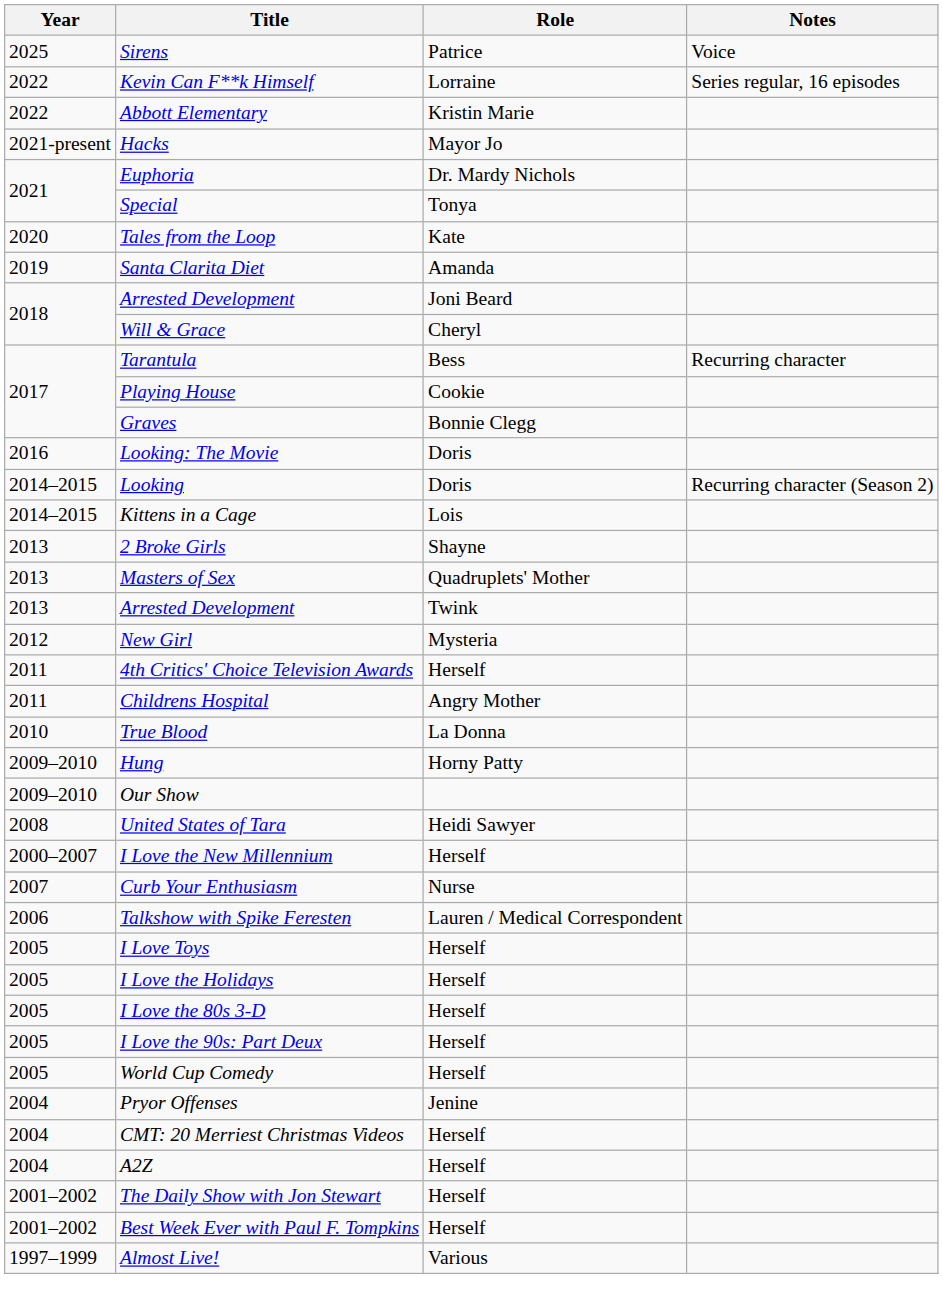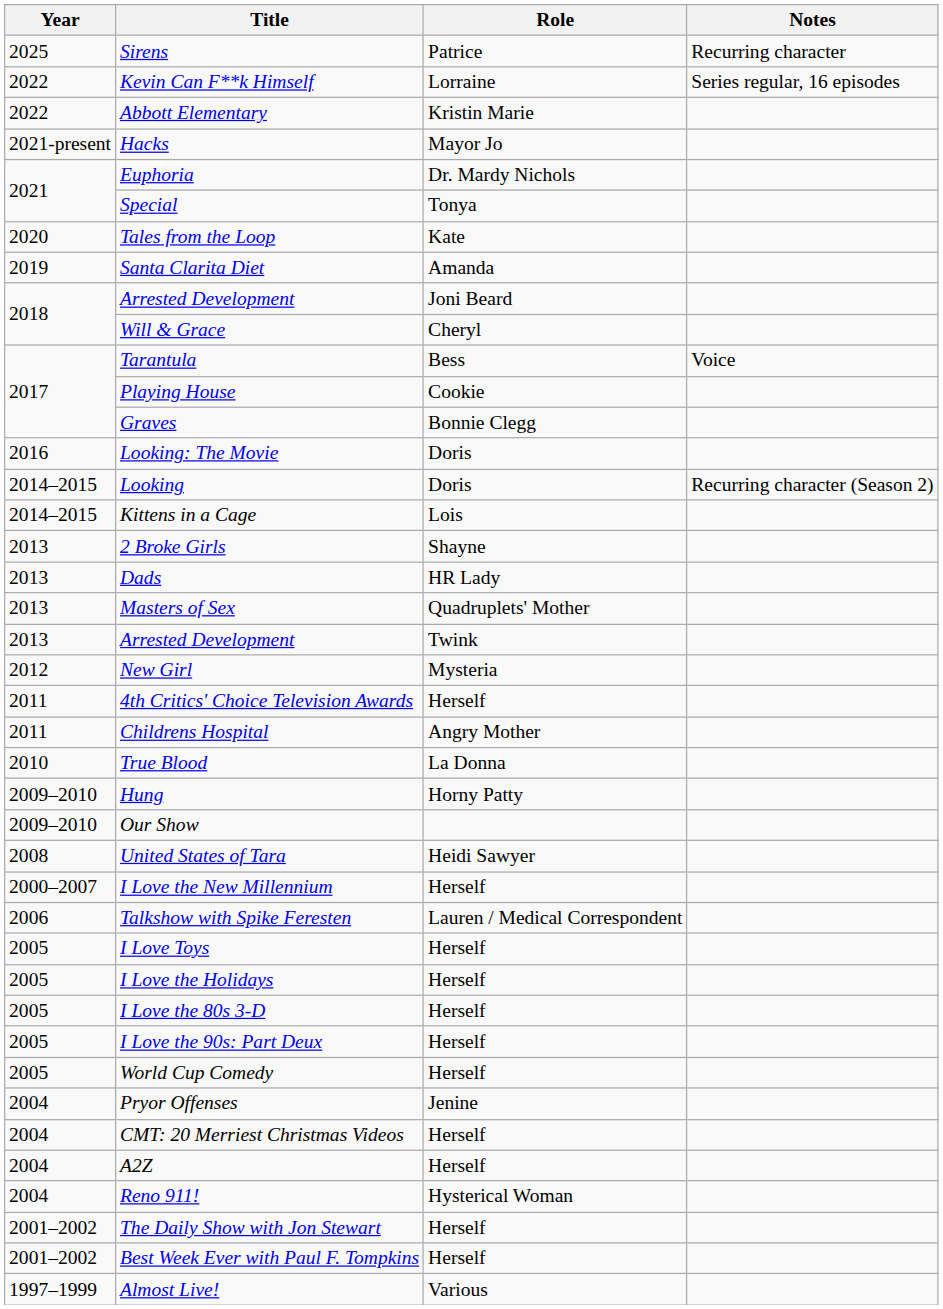(713, 50) Voice -> (769, 50) Recurring character
(769, 360) Recurring character -> (713, 360) Voice
+ row: (141, 577)
- row: (209, 886)
+ row: (160, 1196)
